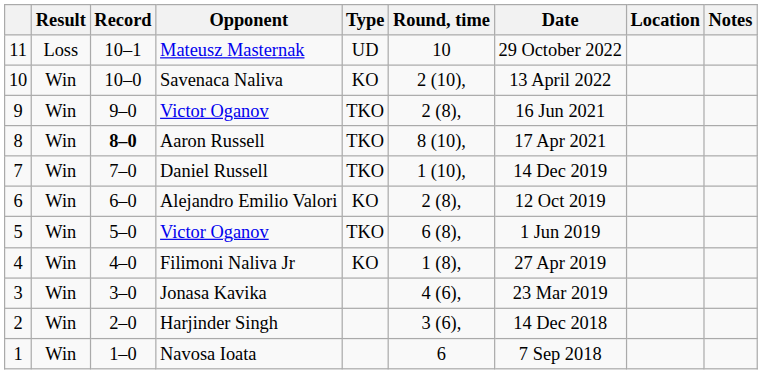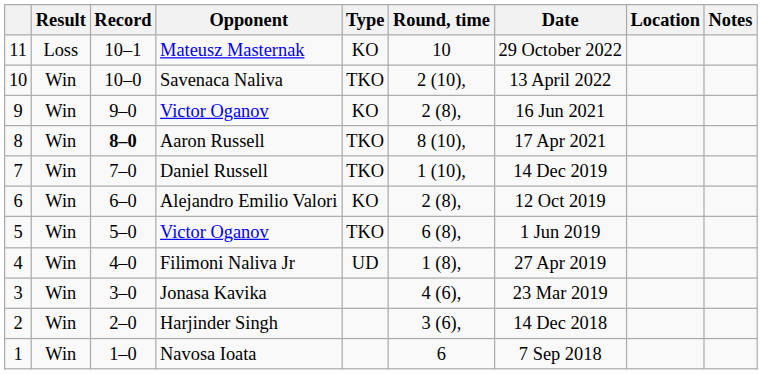(365, 50) UD -> (365, 50) KO
(365, 80) KO -> (365, 80) TKO
(365, 110) TKO -> (365, 110) KO
(365, 262) KO -> (365, 262) UD
